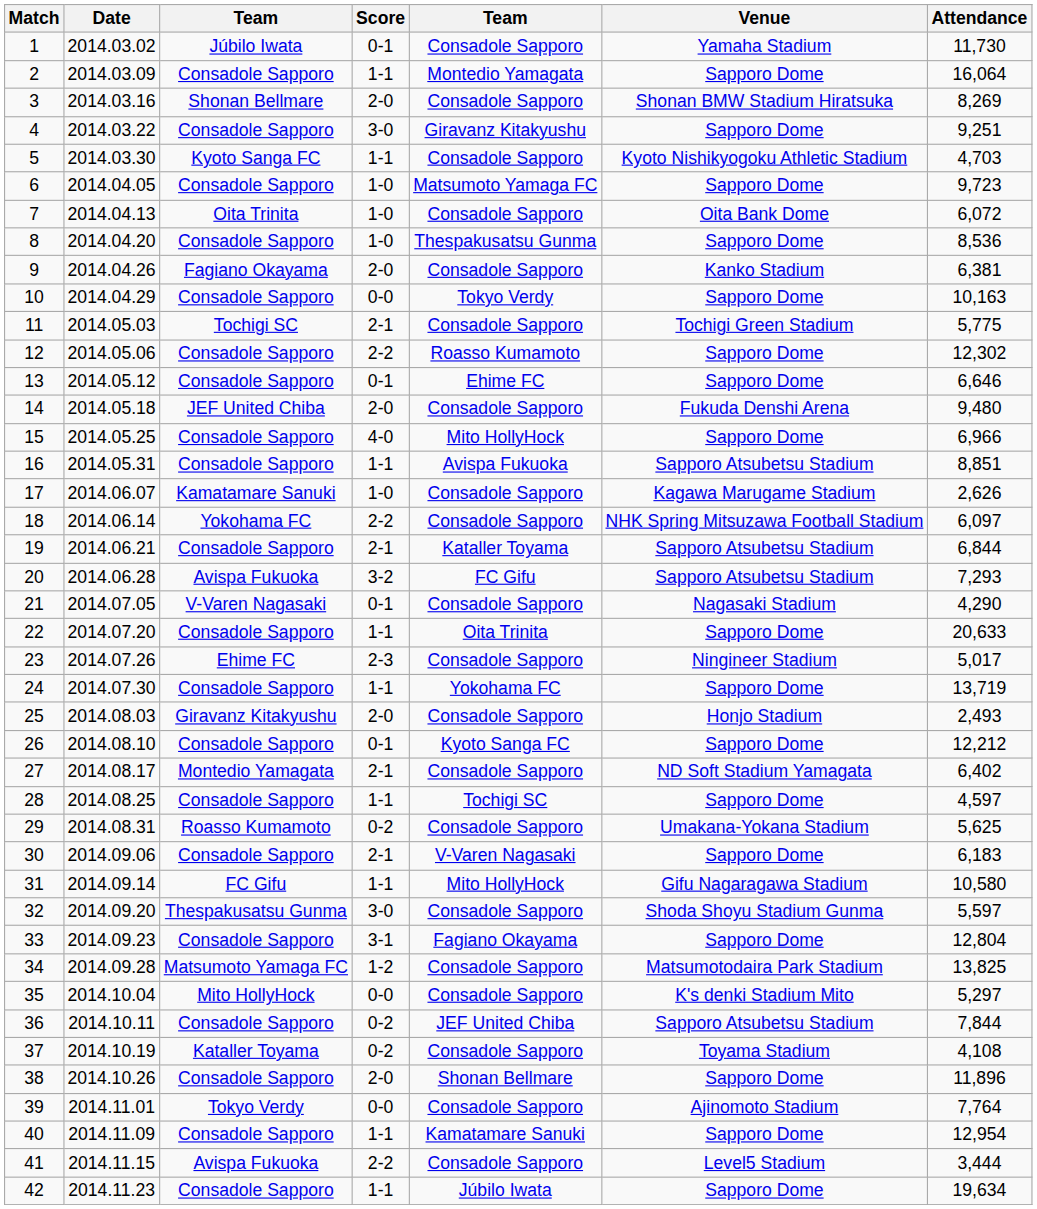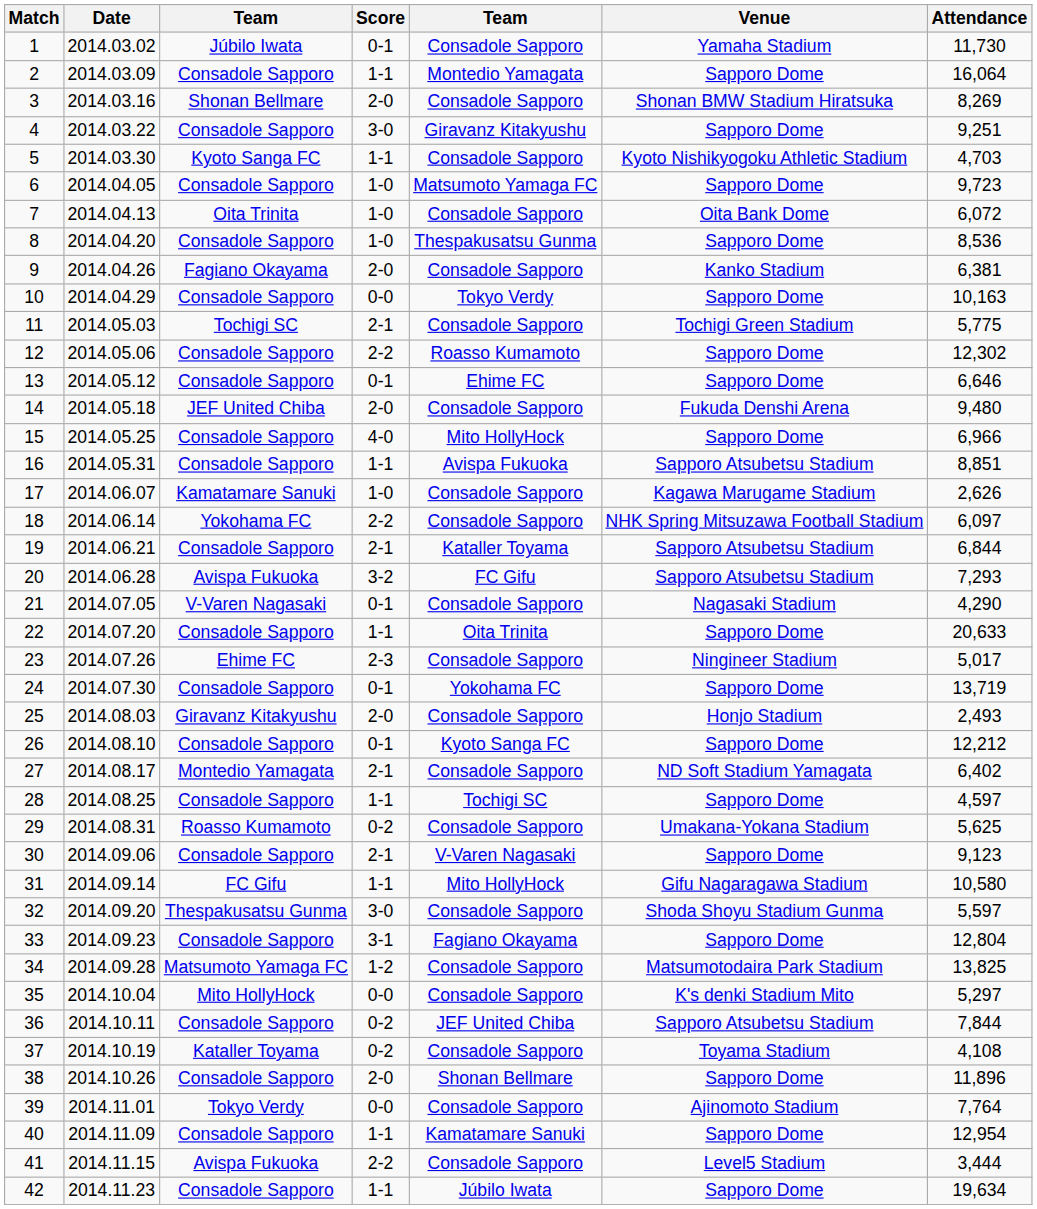(381, 688) 1-1 -> (381, 688) 0-1
(979, 855) 6,183 -> (979, 855) 9,123
